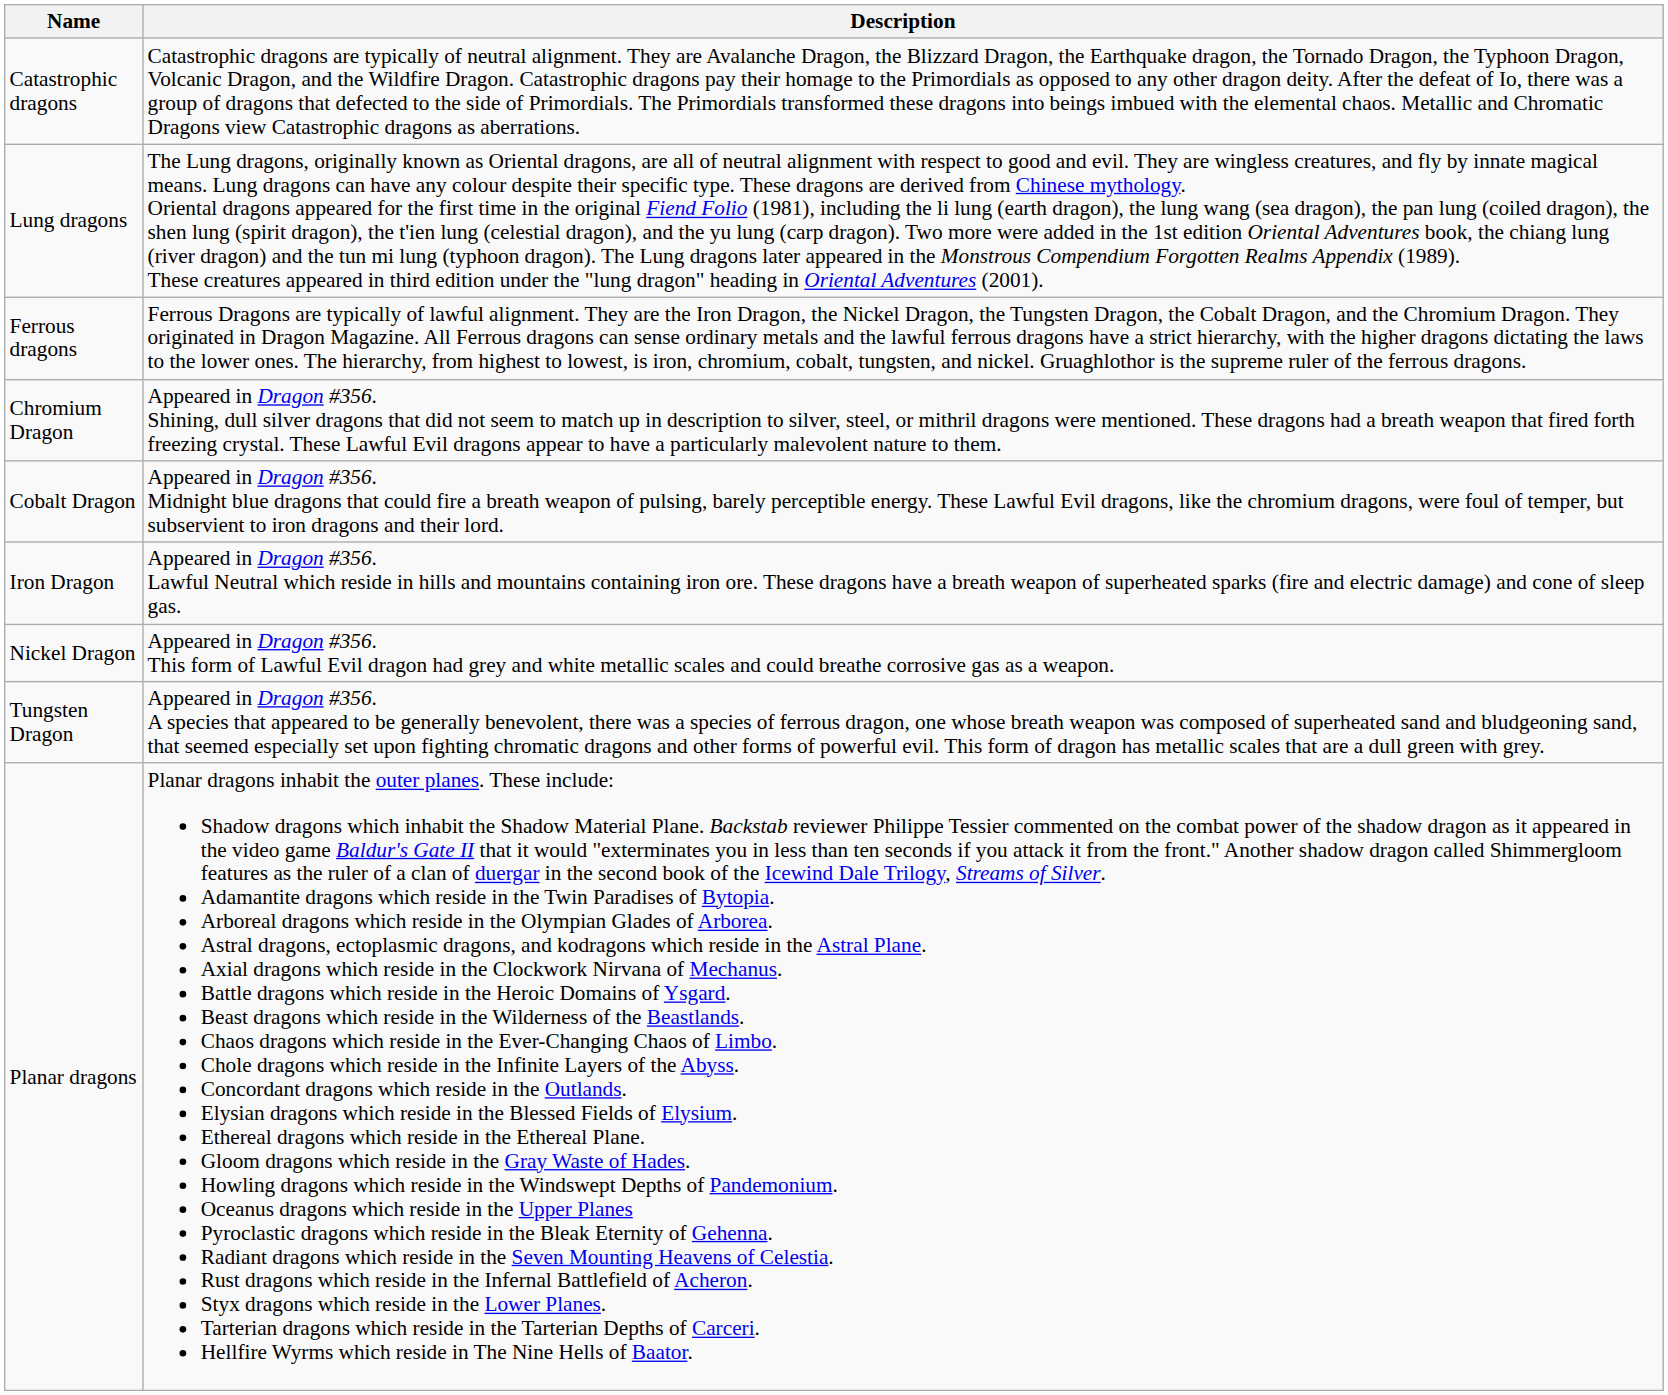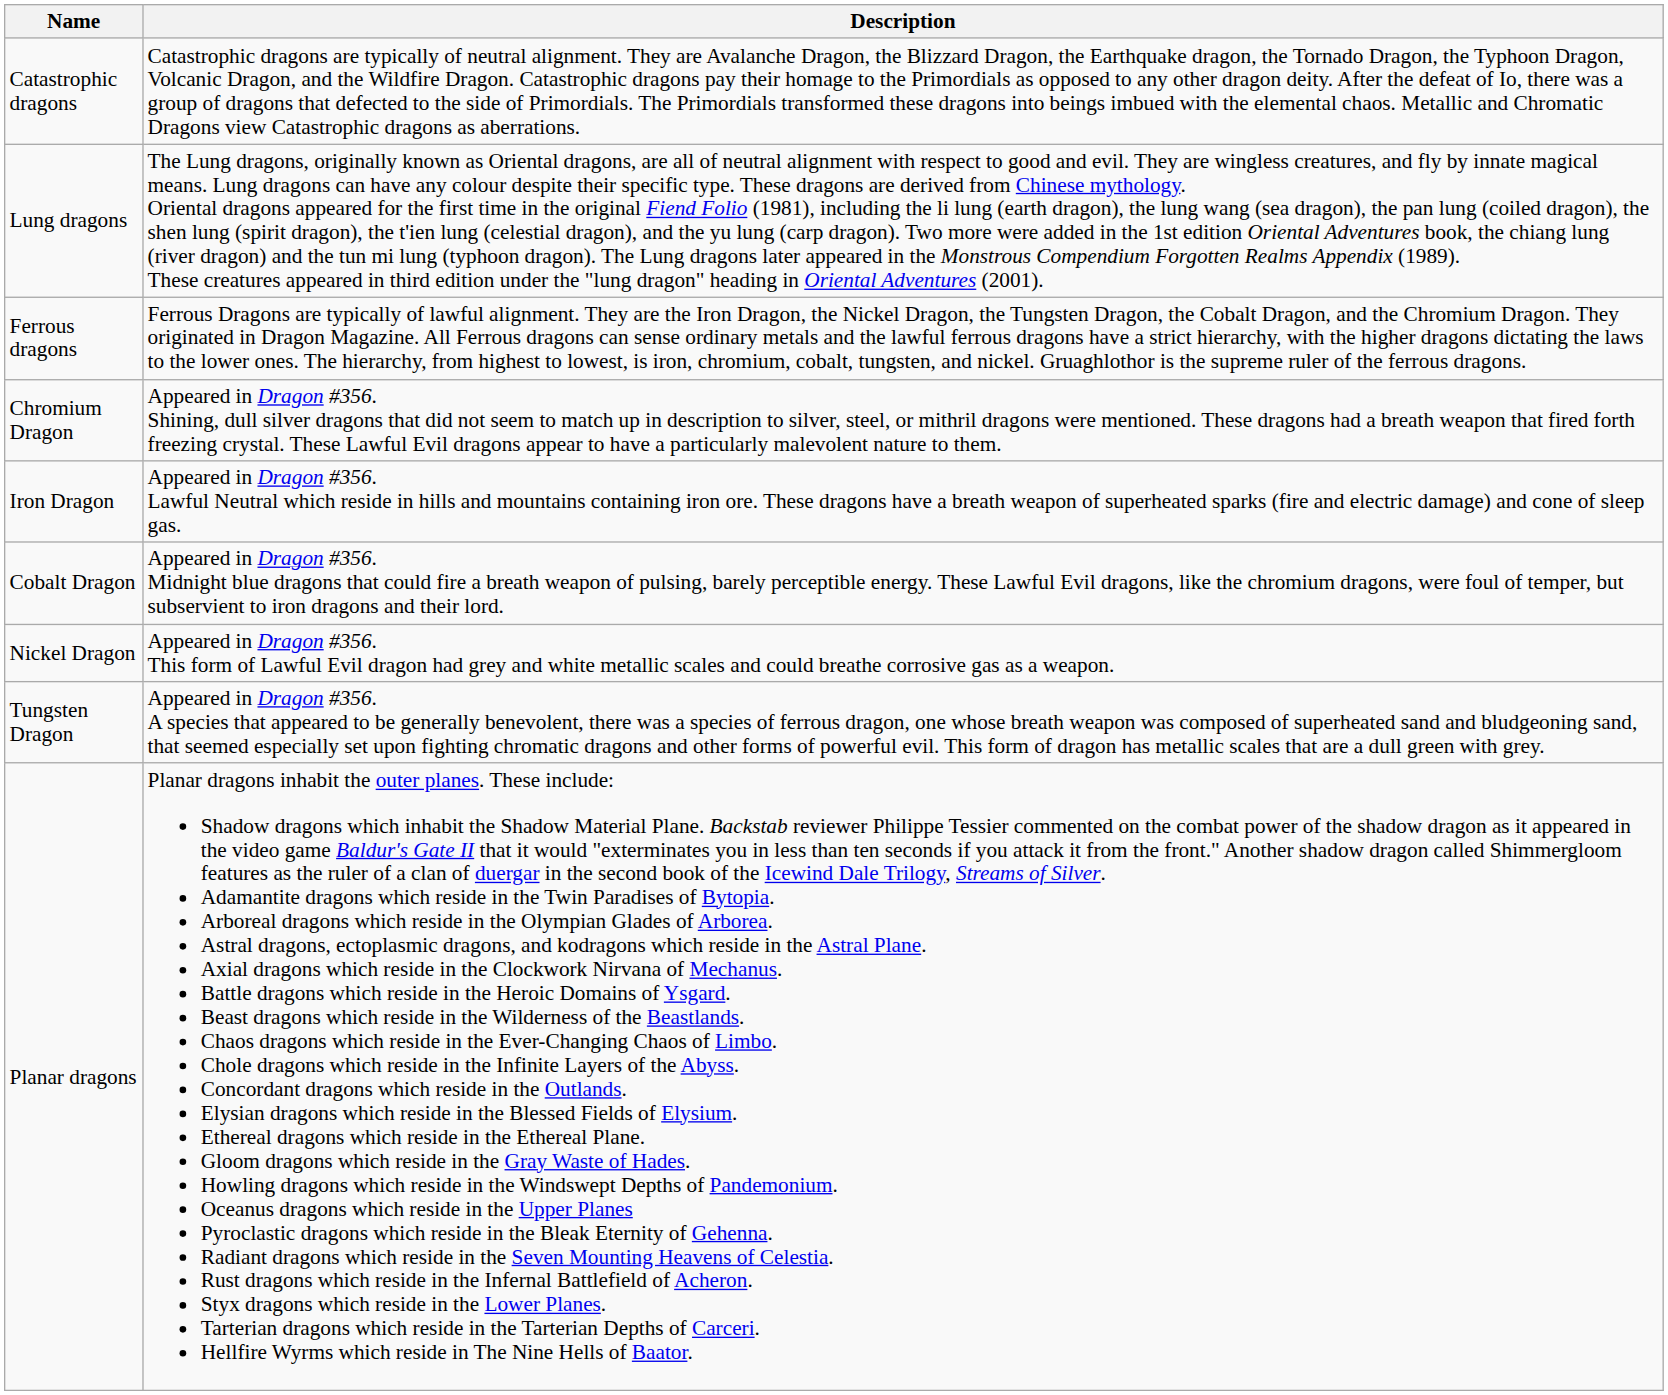rows swapped: (73, 501) <-> (62, 582)
